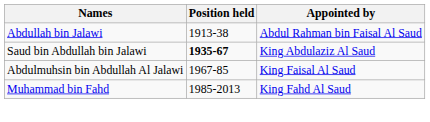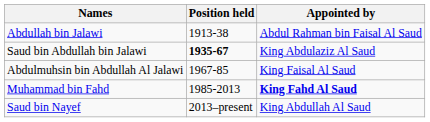(305, 88) normal -> (308, 88) bold
+ row: (44, 107)
